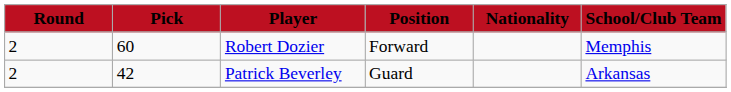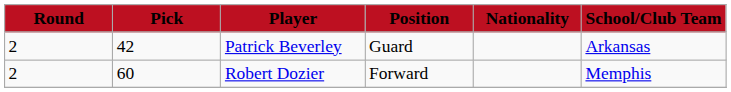rows swapped: (283, 73) <-> (275, 45)
